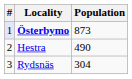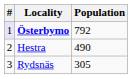(82, 30) 873 -> (82, 30) 792
(82, 64) 304 -> (82, 64) 305
